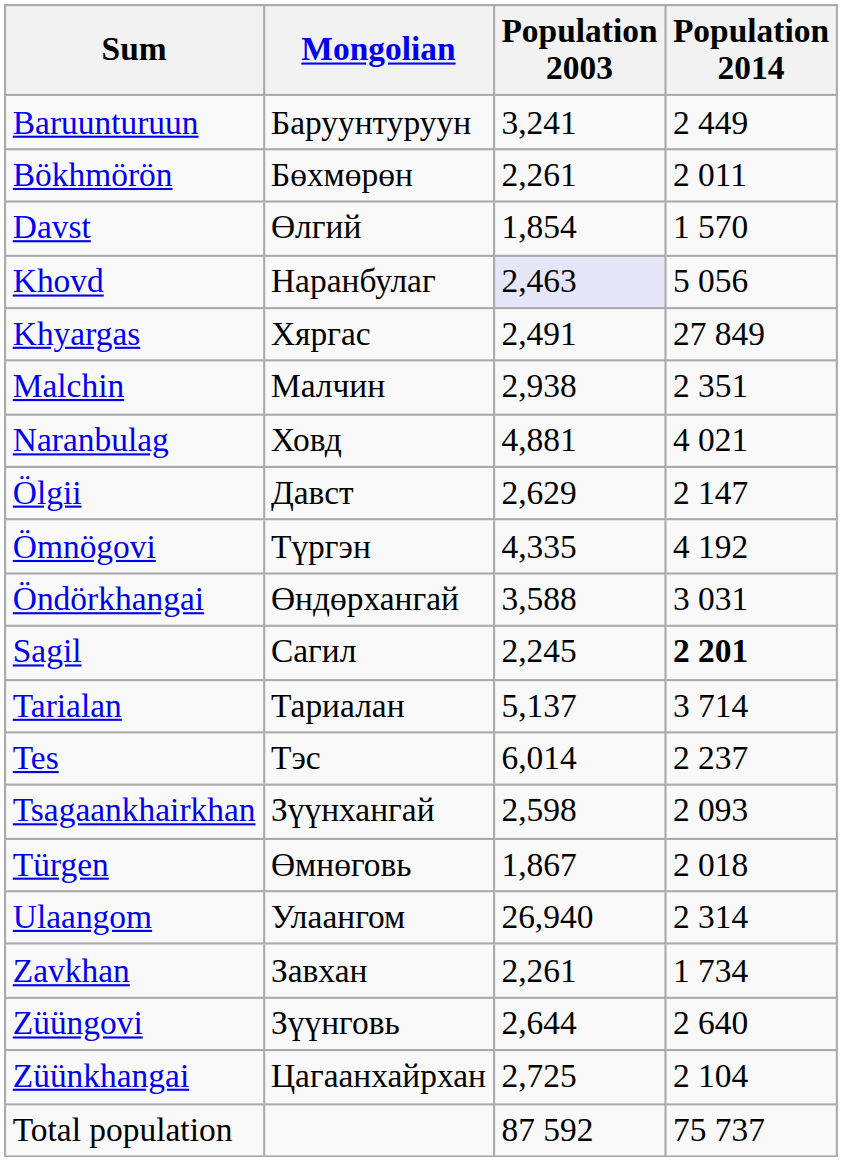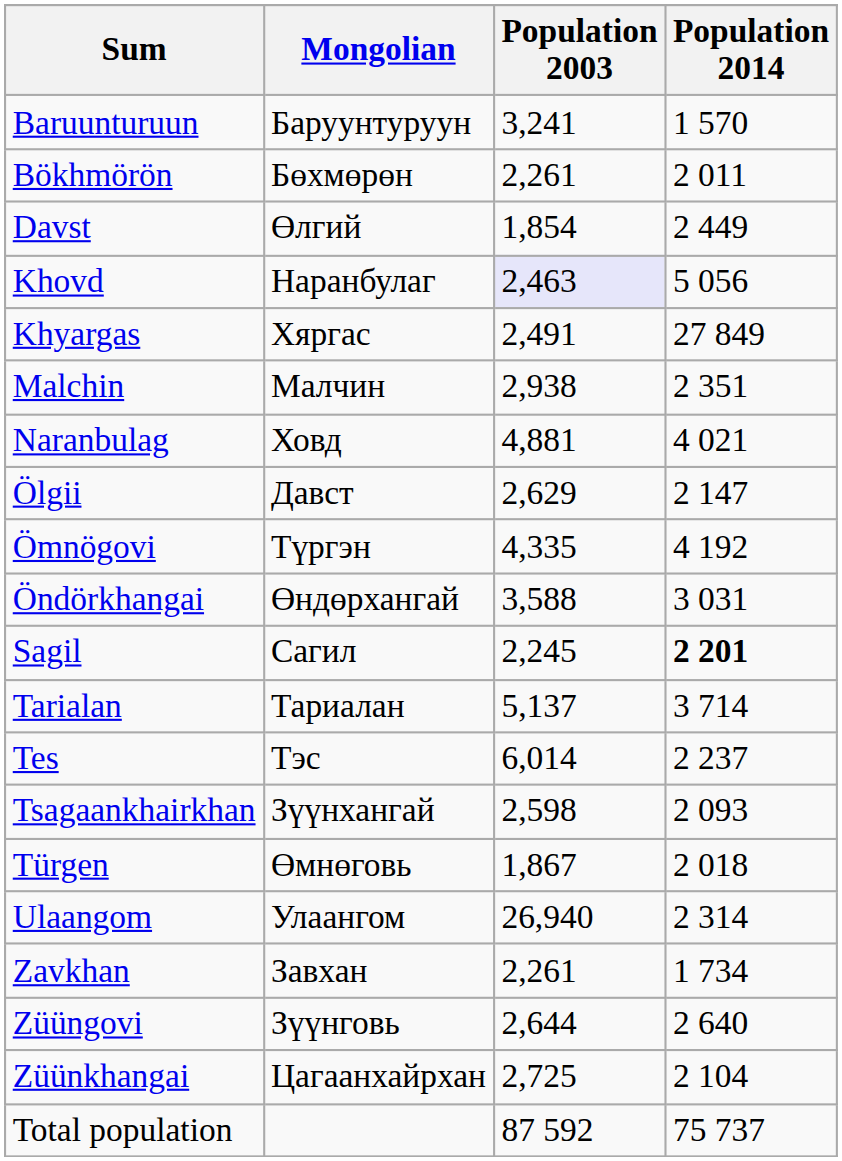(711, 121) 2 449 -> (711, 121) 1 570
(711, 227) 1 570 -> (711, 227) 2 449
